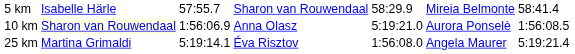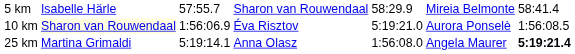(265, 26) Anna Olasz -> (266, 26) Éva Risztov
(266, 43) Éva Risztov -> (265, 43) Anna Olasz
(544, 43) normal -> (544, 43) bold
